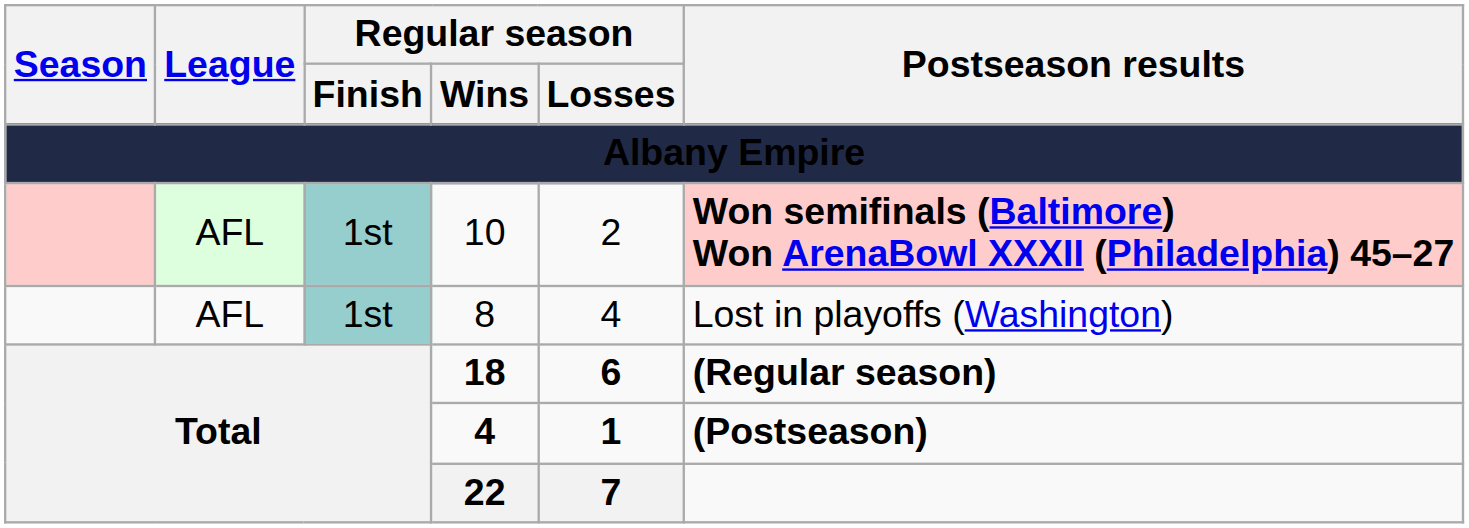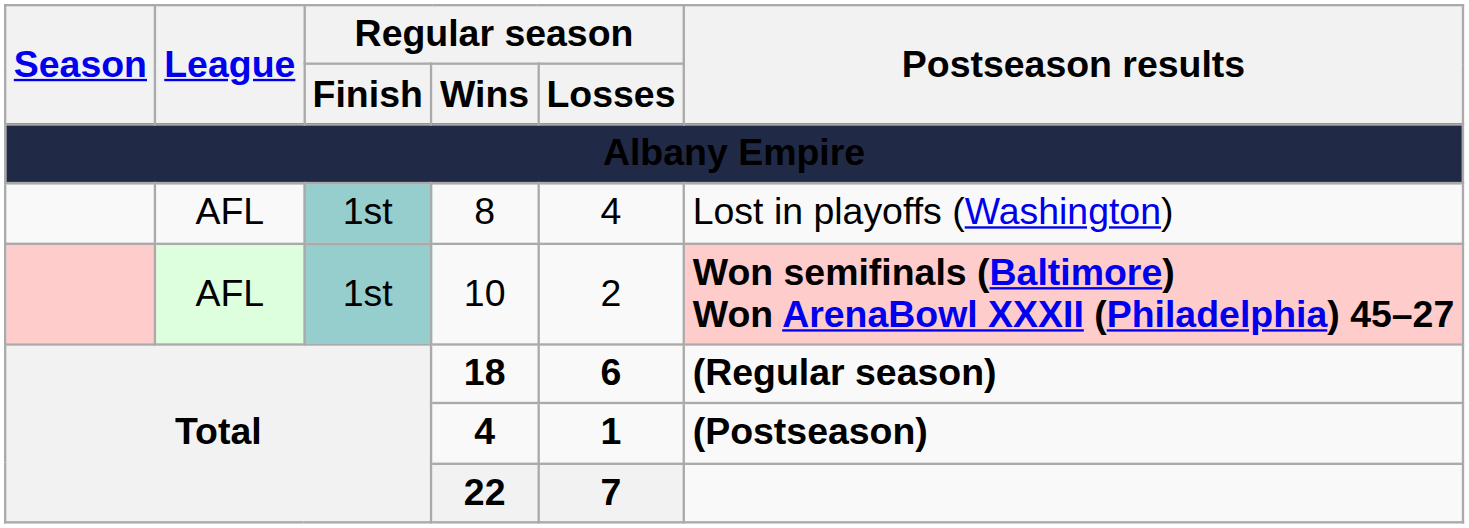rows swapped: (485, 313) <-> (485, 233)
